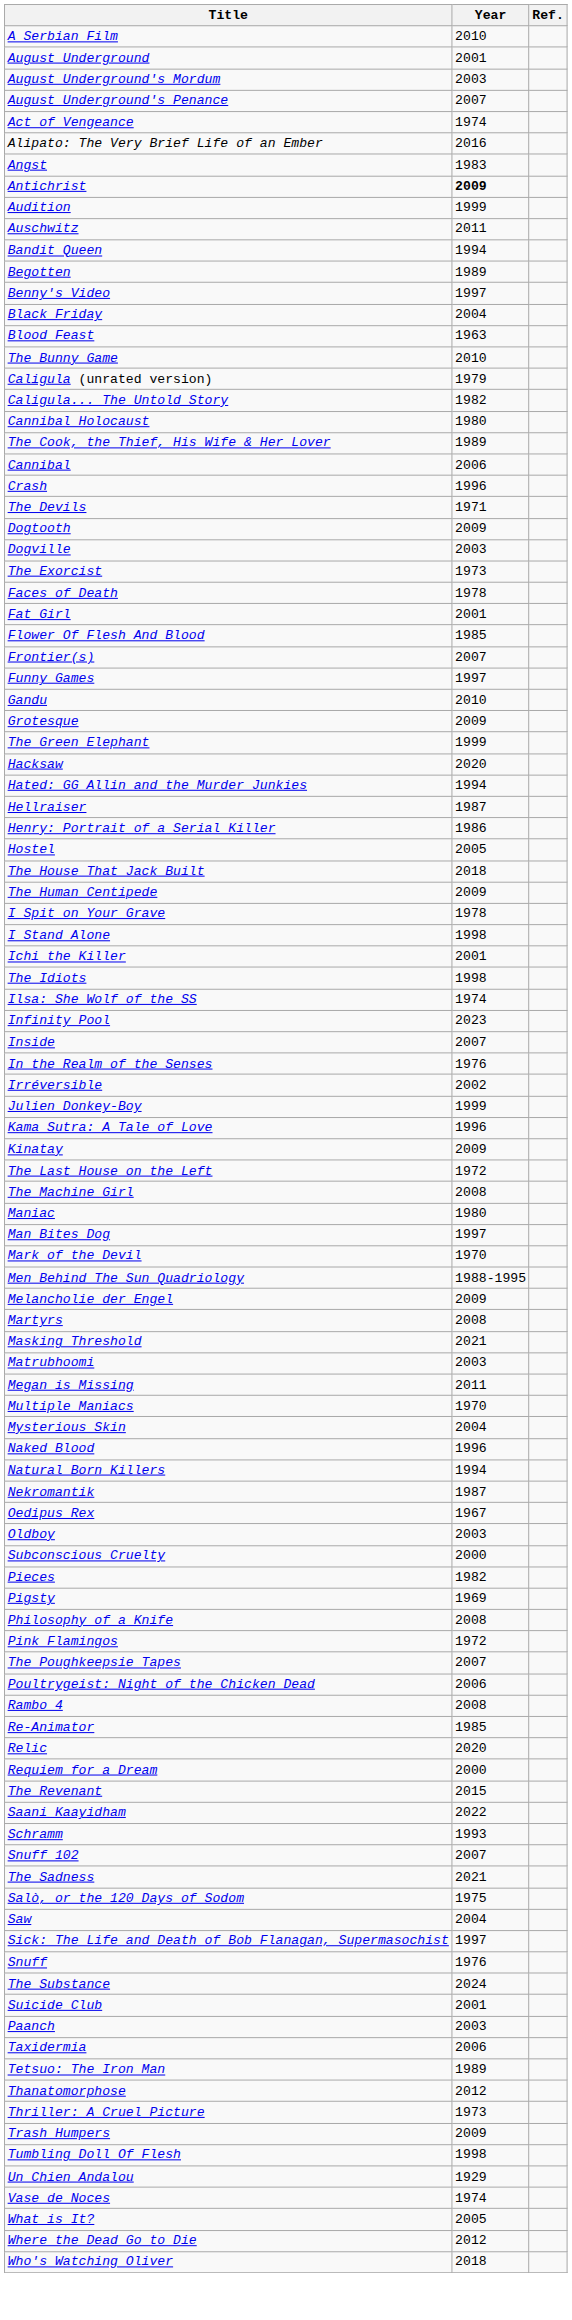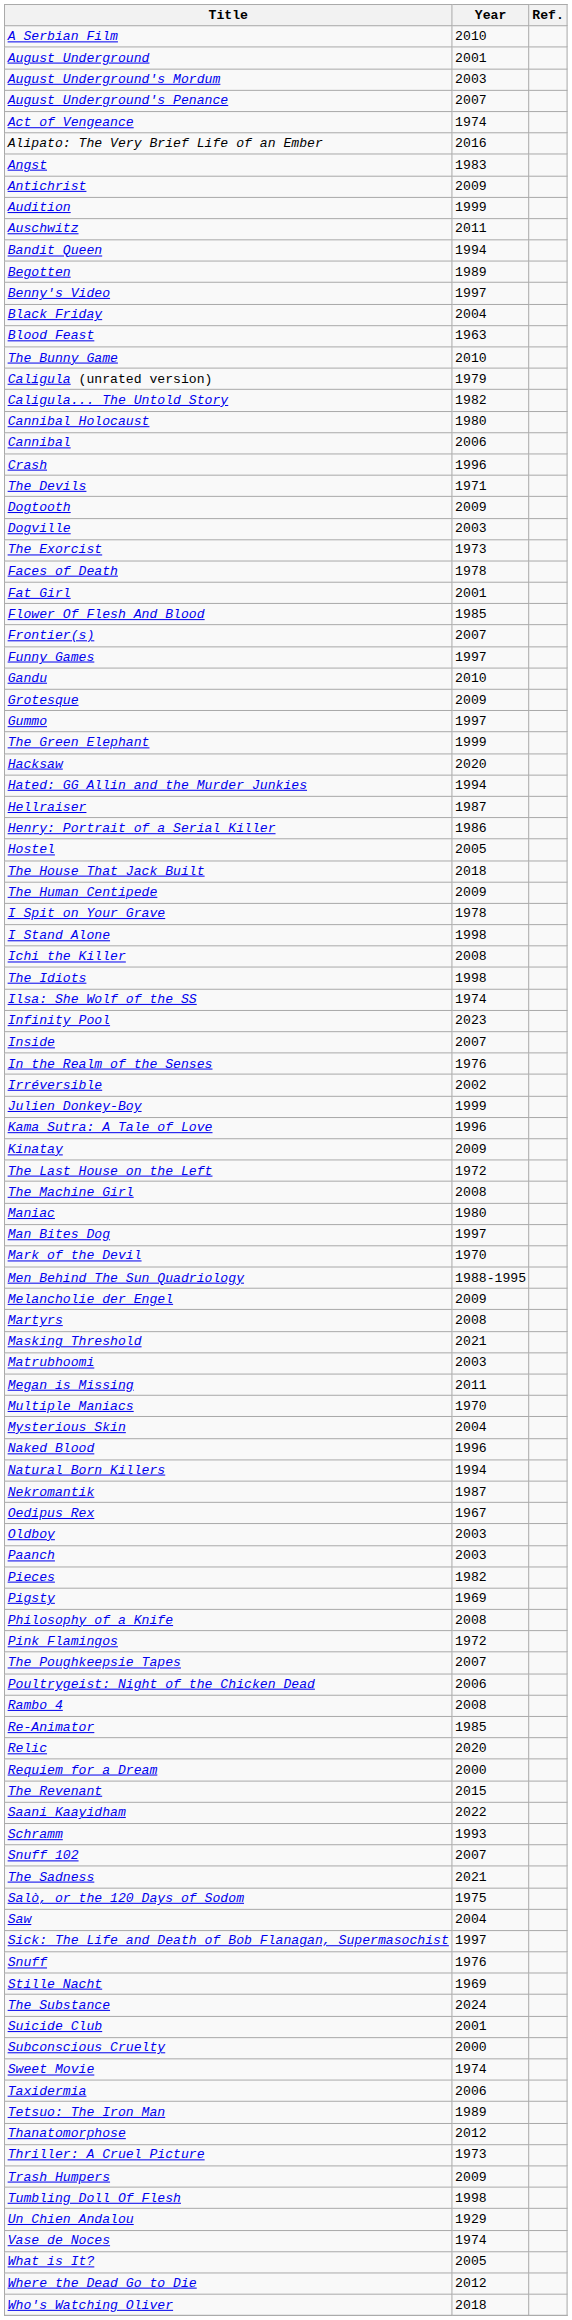(471, 186) bold -> (471, 186) normal
- row: (169, 443)
+ row: (27, 721)
(471, 957) 2001 -> (471, 957) 2008
rows swapped: (31, 2027) <-> (86, 1556)
+ row: (55, 1984)
+ row: (51, 2070)
